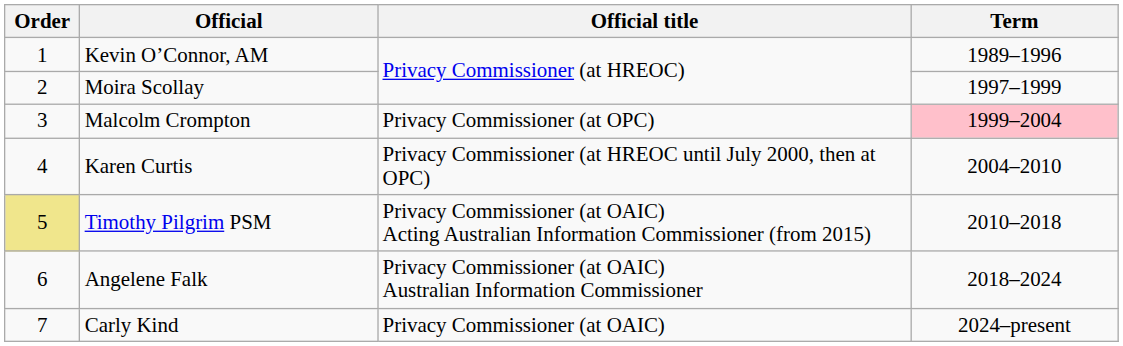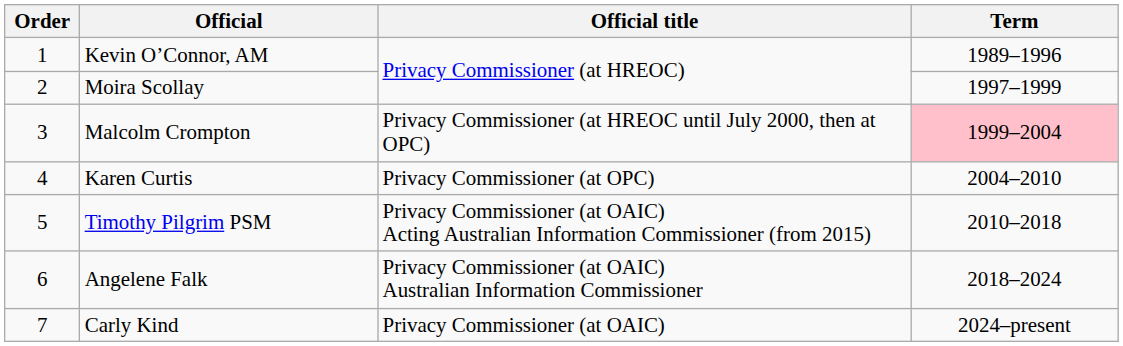(518, 120) Privacy Commissioner (at OPC) -> (629, 132) Privacy Commissioner (at HREOC until July 2000, then at OPC)
(629, 165) Privacy Commissioner (at HREOC until July 2000, then at OPC) -> (518, 177) Privacy Commissioner (at OPC)
(42, 222) khaki background -> (42, 222) no background
